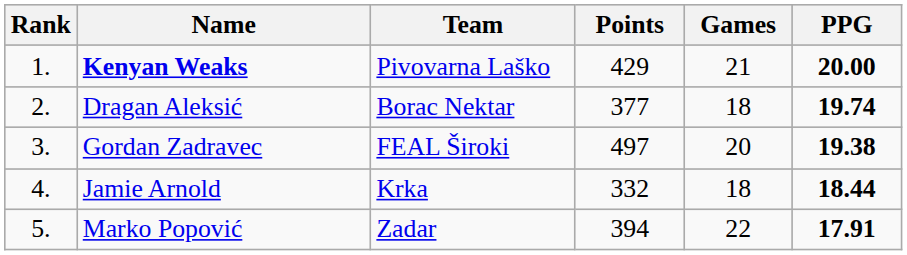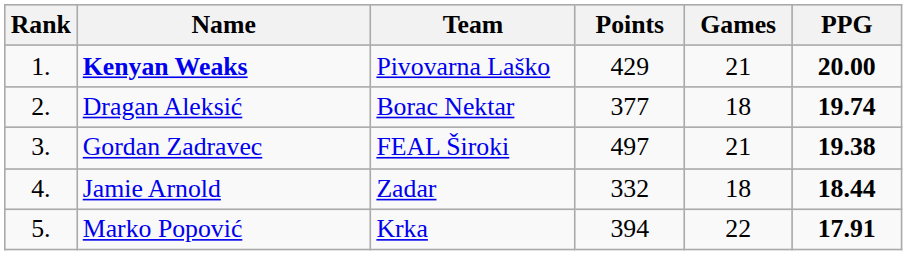(738, 147) 20 -> (738, 147) 21
(402, 188) Krka -> (406, 188) Zadar
(406, 229) Zadar -> (402, 229) Krka
